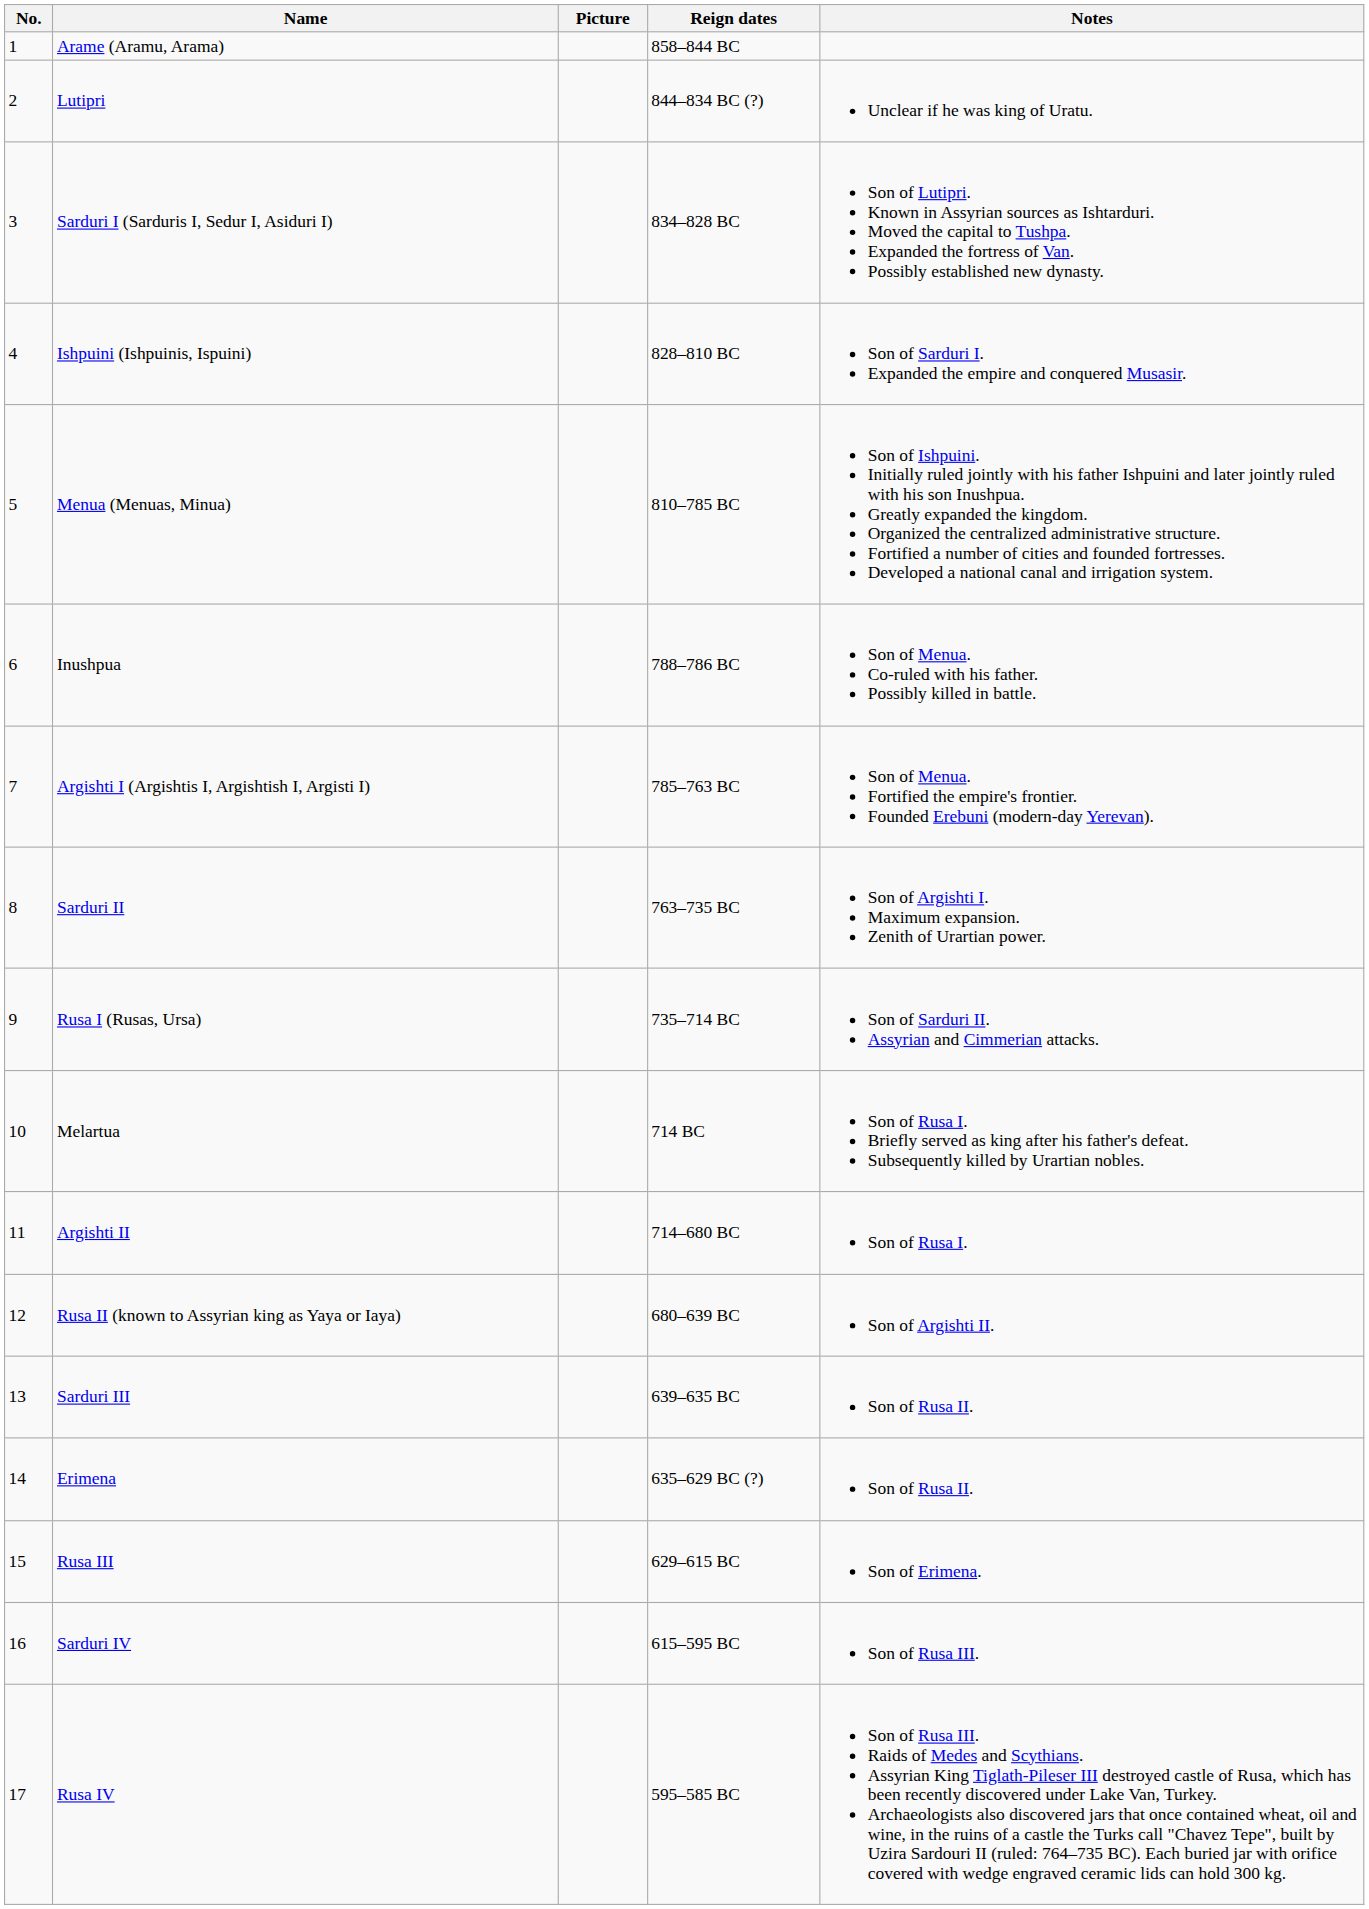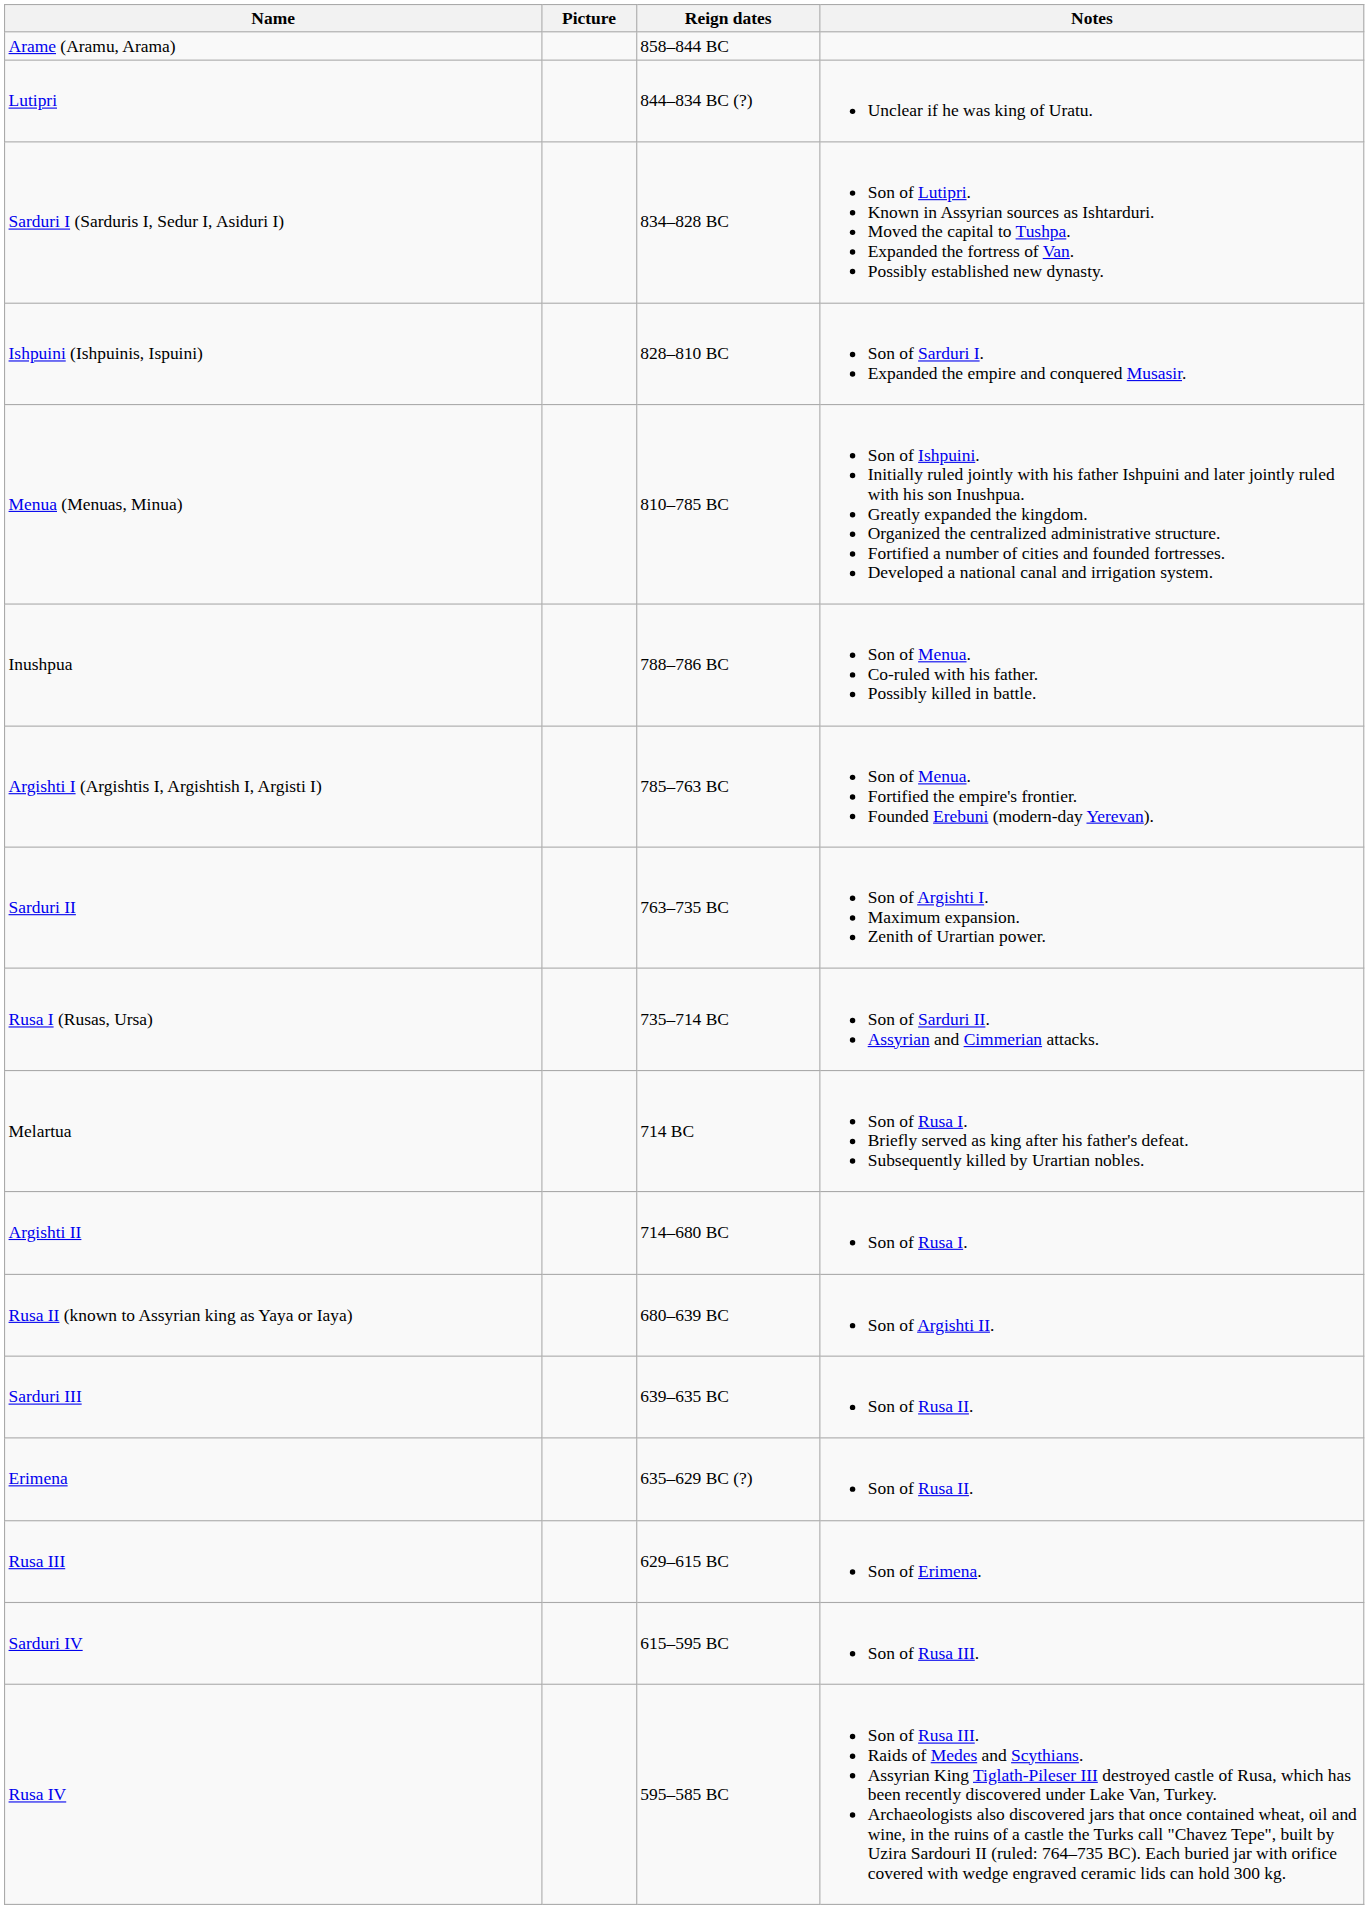- column: (29, 18)
